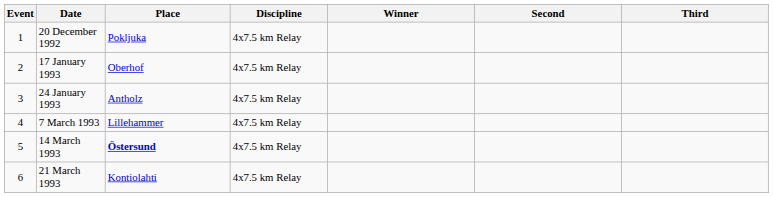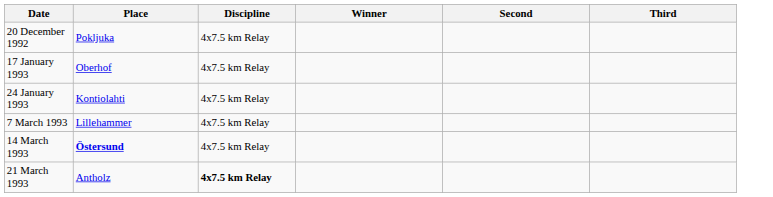- column: (20, 13)
(125, 98) Antholz -> (100, 98) Kontiolahti
(132, 177) Kontiolahti -> (93, 177) Antholz
(267, 177) normal -> (236, 177) bold
